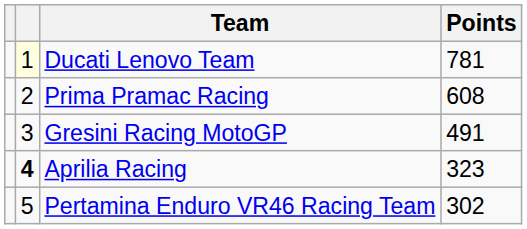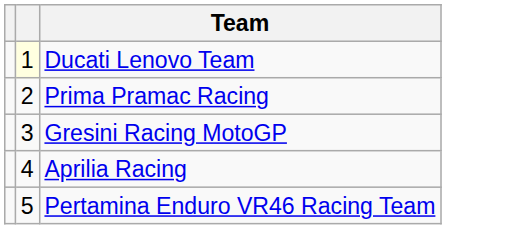- column: (481, 23)
(27, 170) bold -> (27, 170) normal
